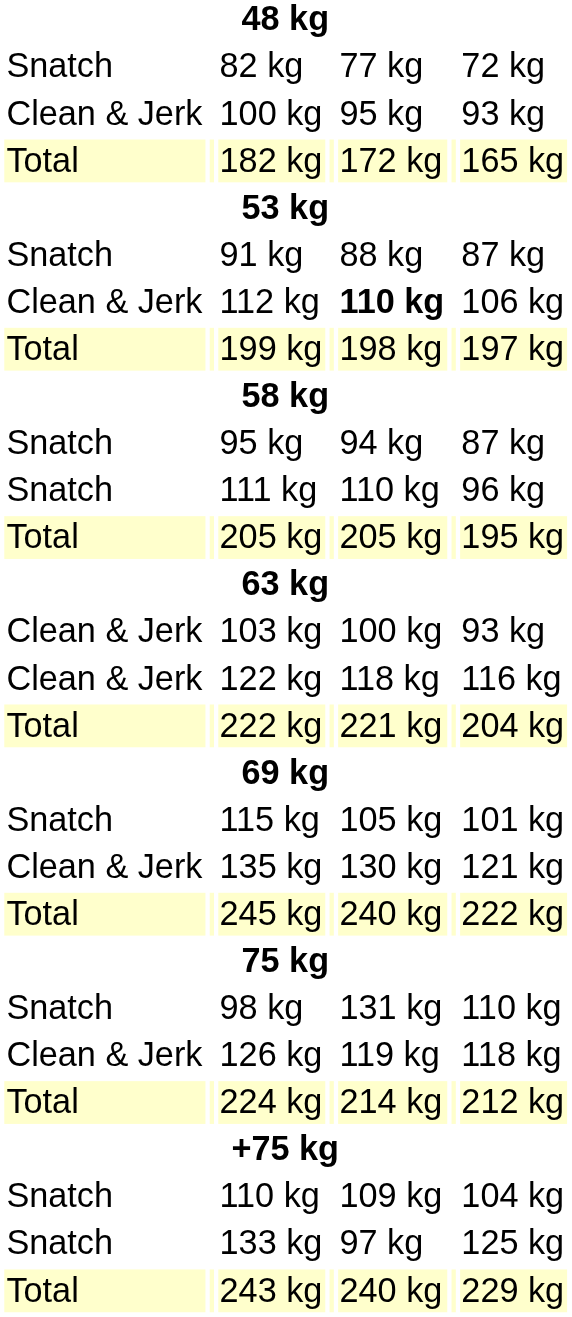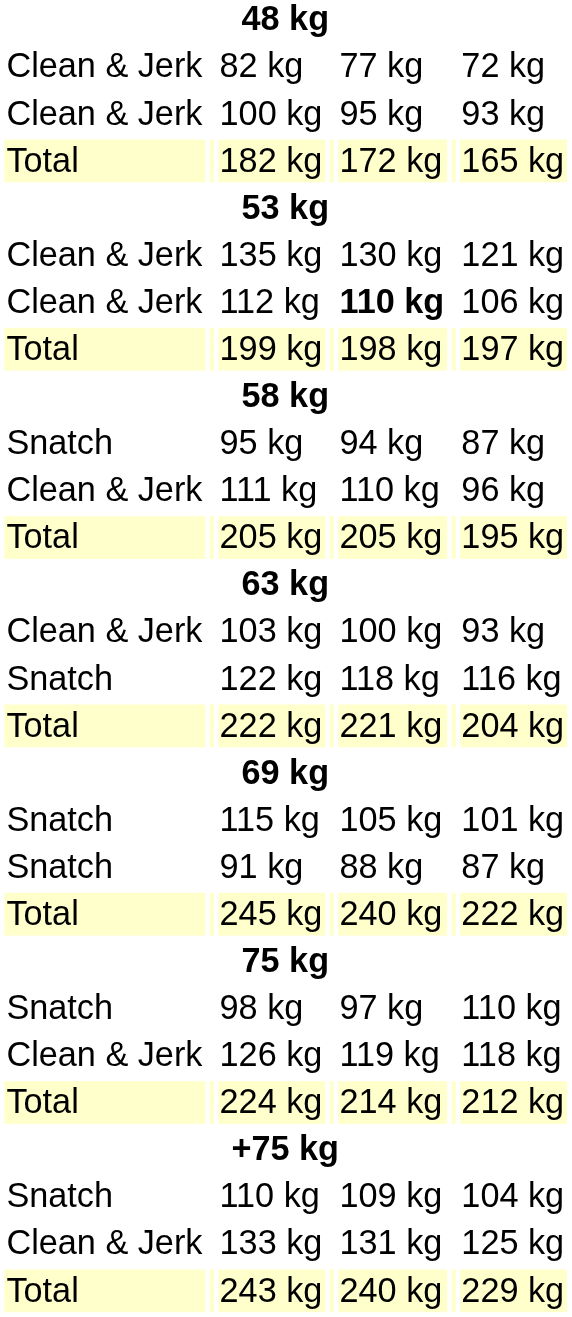(60, 66) Snatch -> (104, 66) Clean & Jerk
rows swapped: (261, 254) <-> (271, 866)
(60, 489) Snatch -> (104, 489) Clean & Jerk
(104, 678) Clean & Jerk -> (60, 678) Snatch
(391, 1007) 131 kg -> (381, 1007) 97 kg
(60, 1243) Snatch -> (104, 1243) Clean & Jerk
(381, 1243) 97 kg -> (391, 1243) 131 kg
